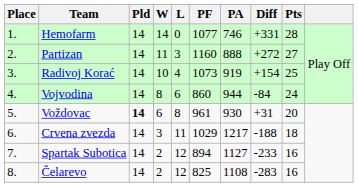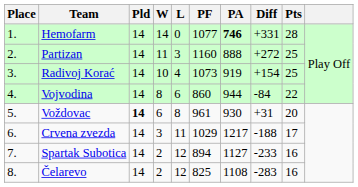(232, 34) normal -> (232, 34) bold
(292, 53) 27 -> (292, 53) 25
(292, 93) 24 -> (292, 93) 22
(292, 133) 18 -> (292, 133) 17
